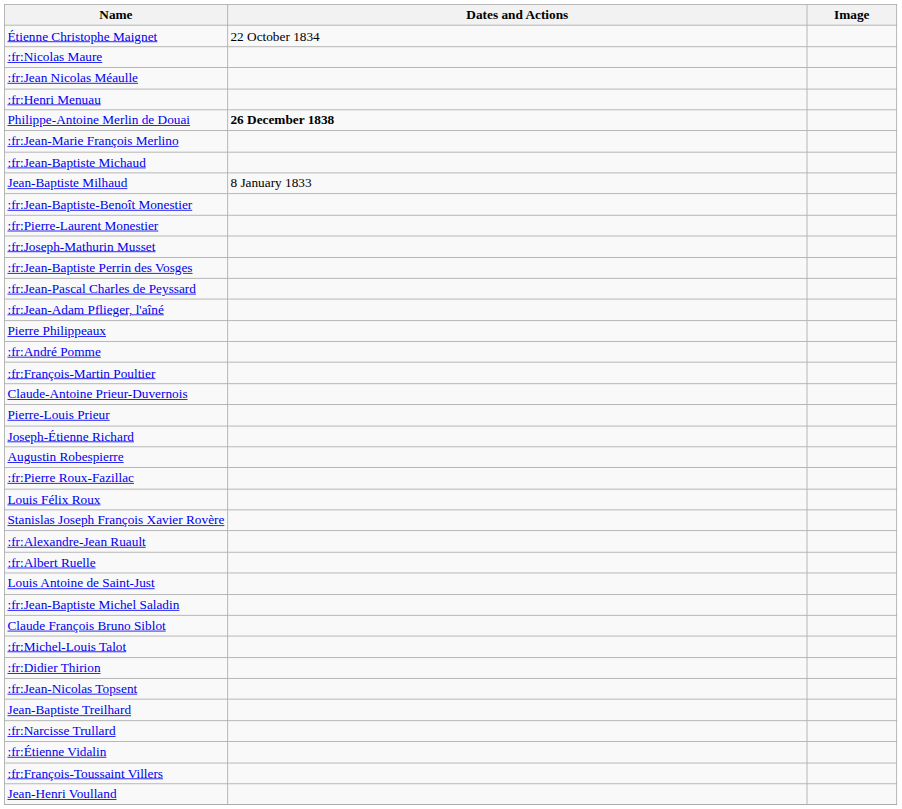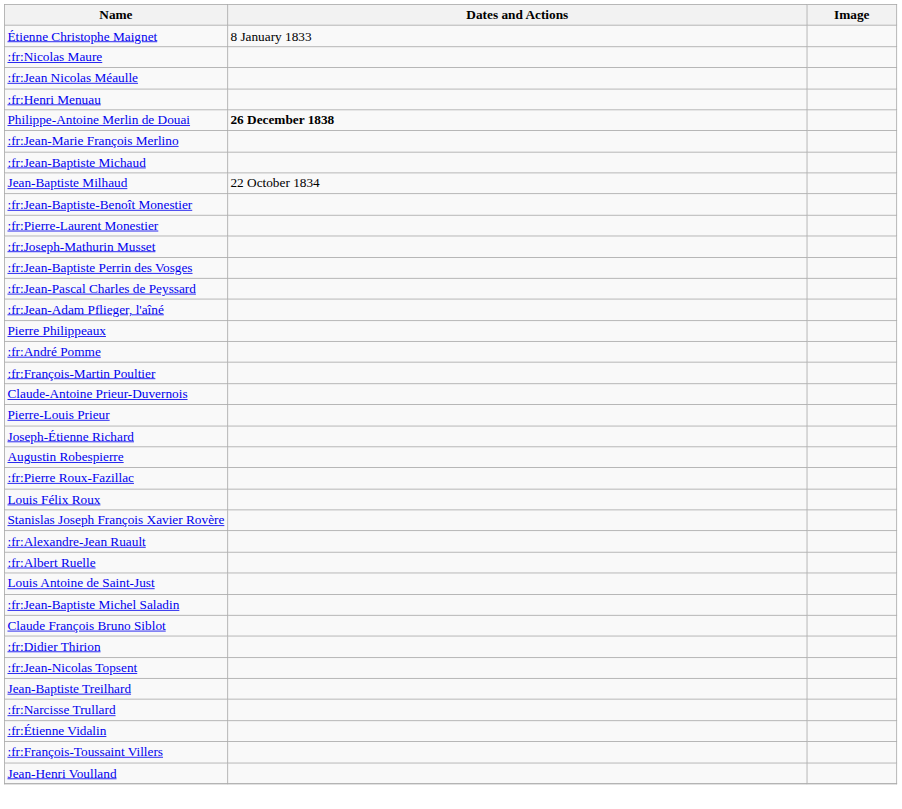(275, 36) 22 October 1834 -> (271, 36) 8 January 1833
(271, 183) 8 January 1833 -> (275, 183) 22 October 1834
- row: (67, 646)
